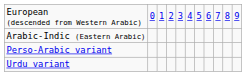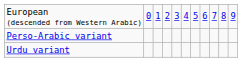- row: (76, 36)
